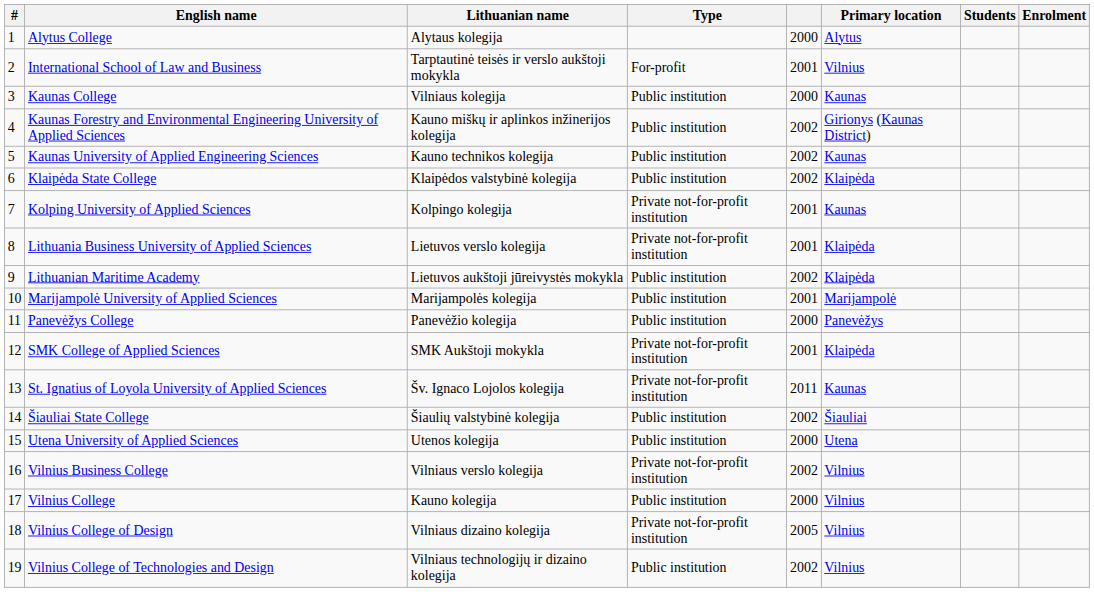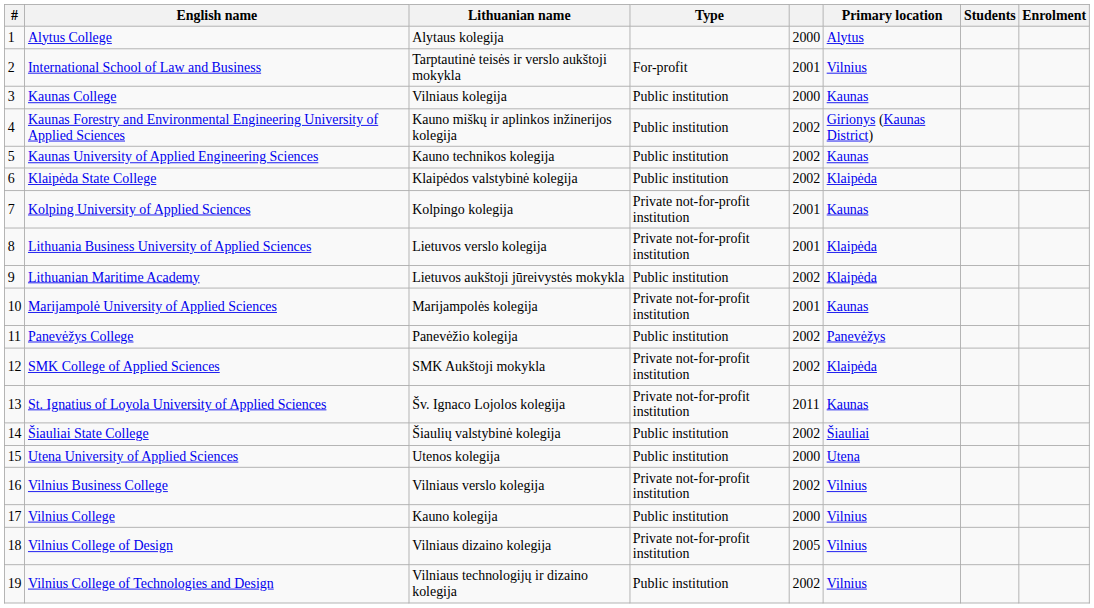(679, 298) Public institution -> (691, 306) Private not-for-profit institution
(860, 298) Marijampolė -> (848, 306) Kaunas
(804, 321) 2000 -> (806, 336) 2002
(804, 350) 2001 -> (806, 366) 2002
